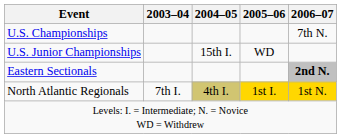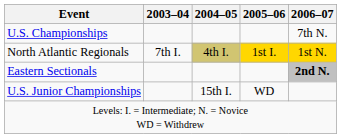rows swapped: (74, 52) <-> (68, 91)
